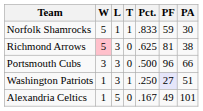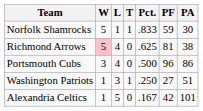(117, 47) 3 -> (117, 47) 4
(117, 64) 3 -> (117, 64) 4
(188, 64) 66 -> (188, 64) 86
(168, 81) lavender background -> (168, 81) no background
(168, 98) 49 -> (168, 98) 42
